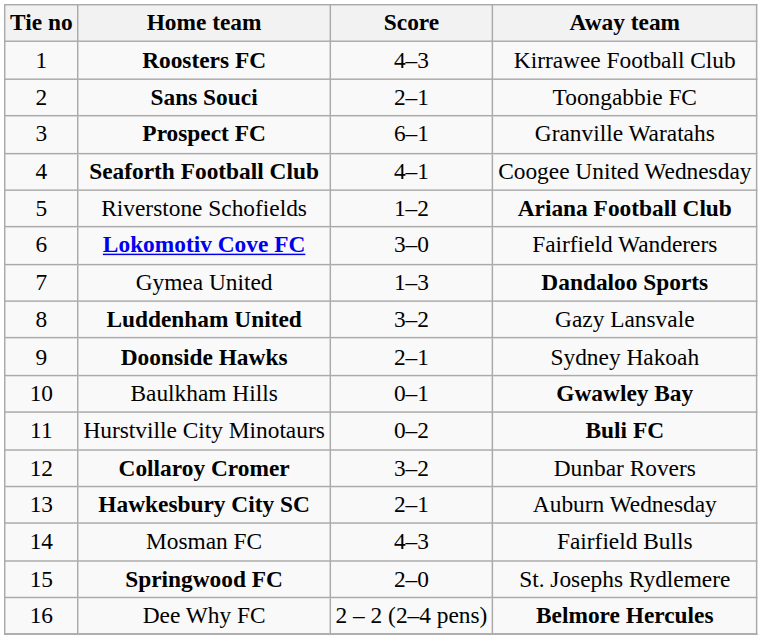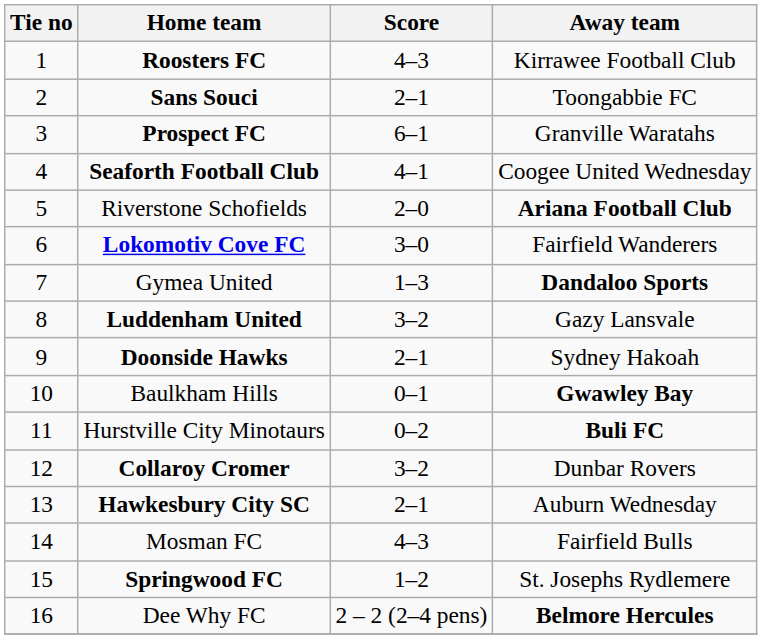(411, 208) 1–2 -> (411, 208) 2–0
(411, 578) 2–0 -> (411, 578) 1–2
